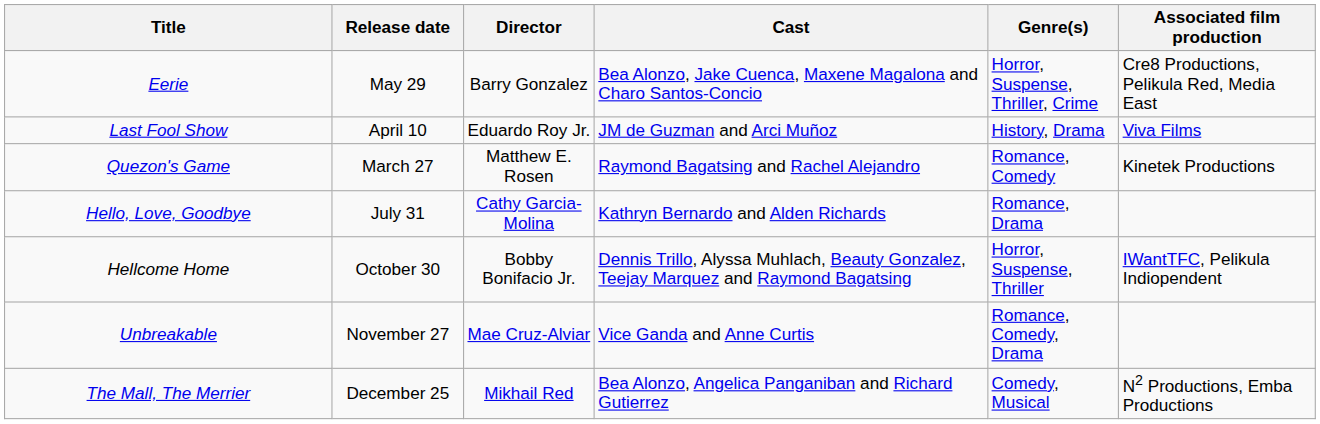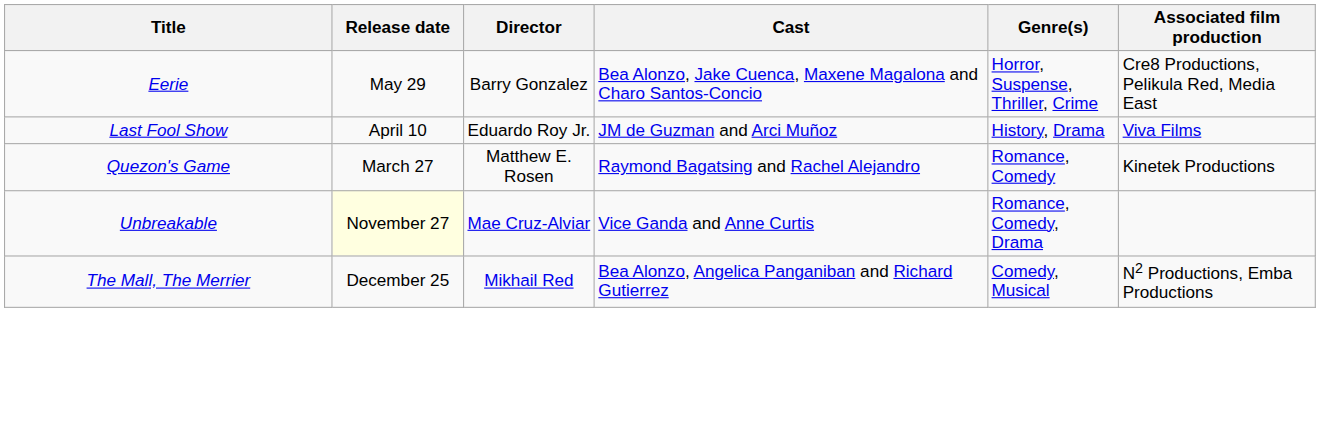- row: (168, 213)
- row: (168, 269)
(398, 335) no background -> (398, 222) lightyellow background
